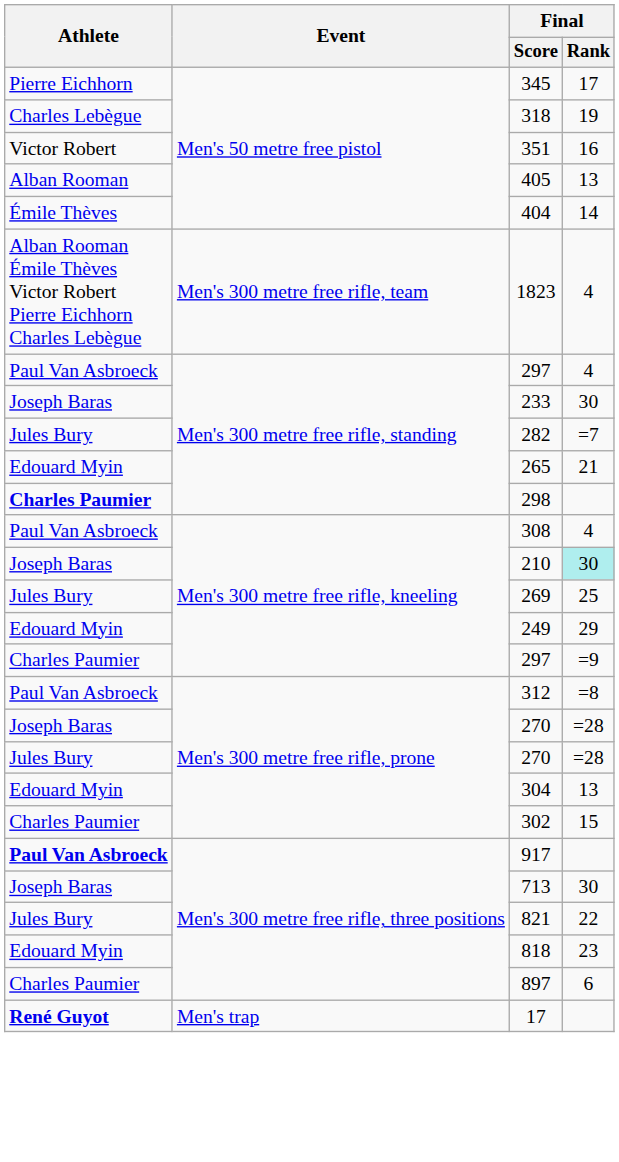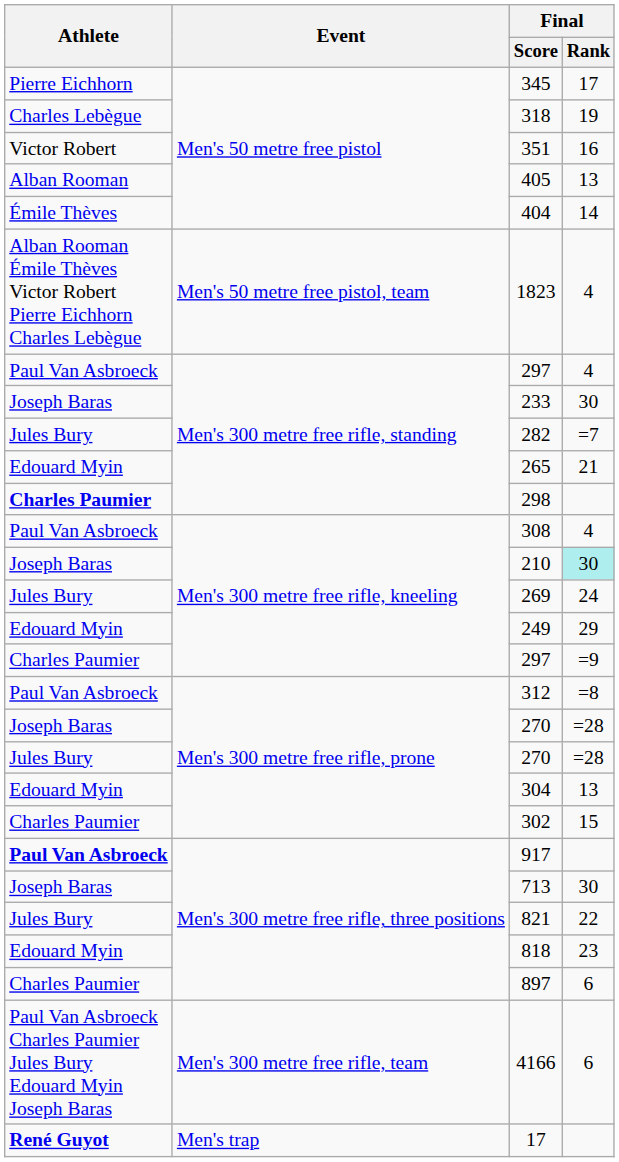(303, 291) Men's 300 metre free rifle, team -> (303, 291) Men's 50 metre free pistol, team
(588, 596) 25 -> (588, 596) 24
+ row: (84, 1062)
